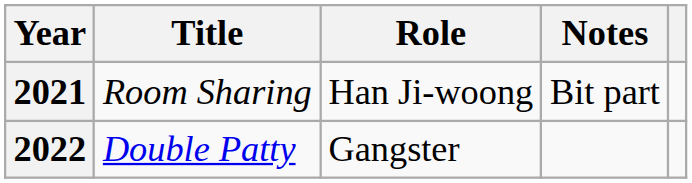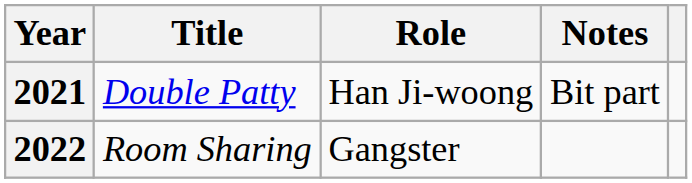(207, 90) Room Sharing -> (199, 90) Double Patty
(199, 148) Double Patty -> (207, 148) Room Sharing
